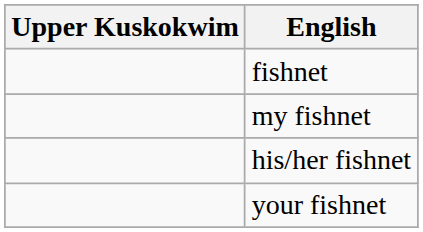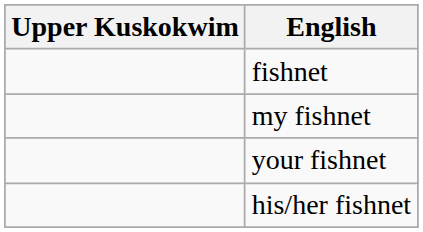rows swapped: (319, 204) <-> (331, 159)
